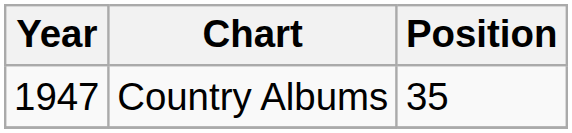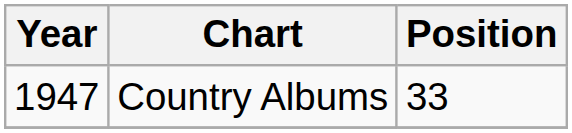(427, 95) 35 -> (427, 95) 33
